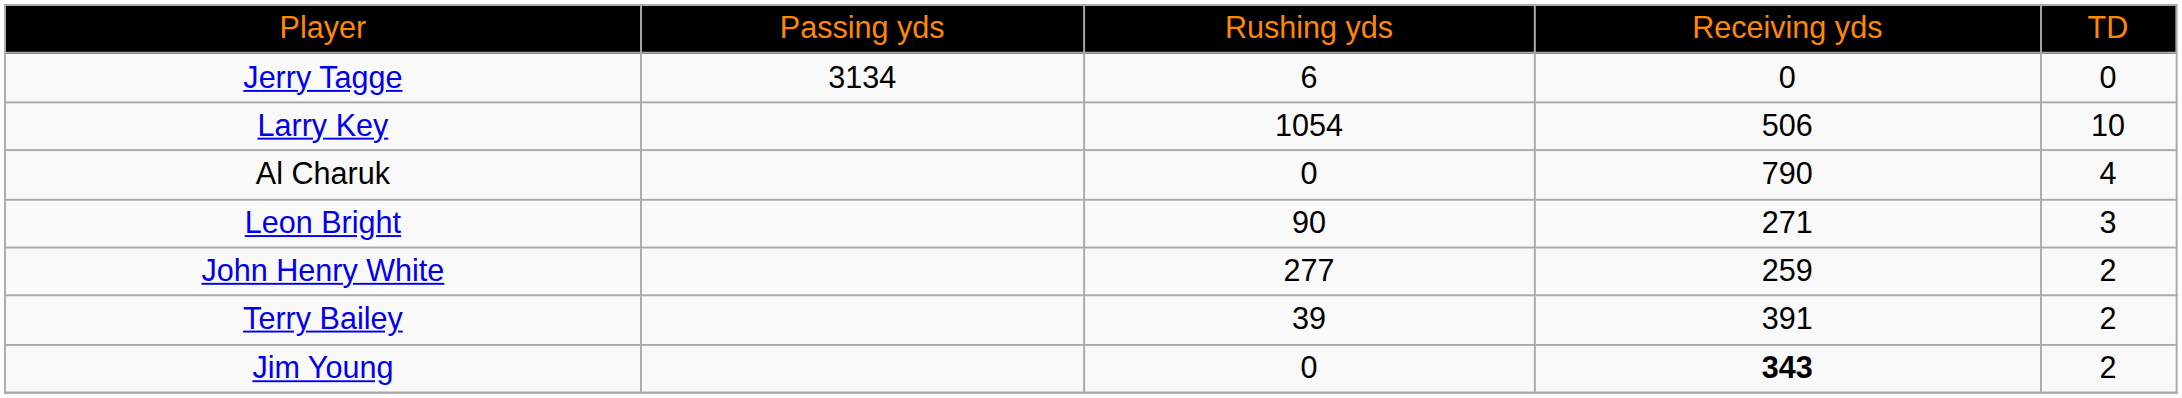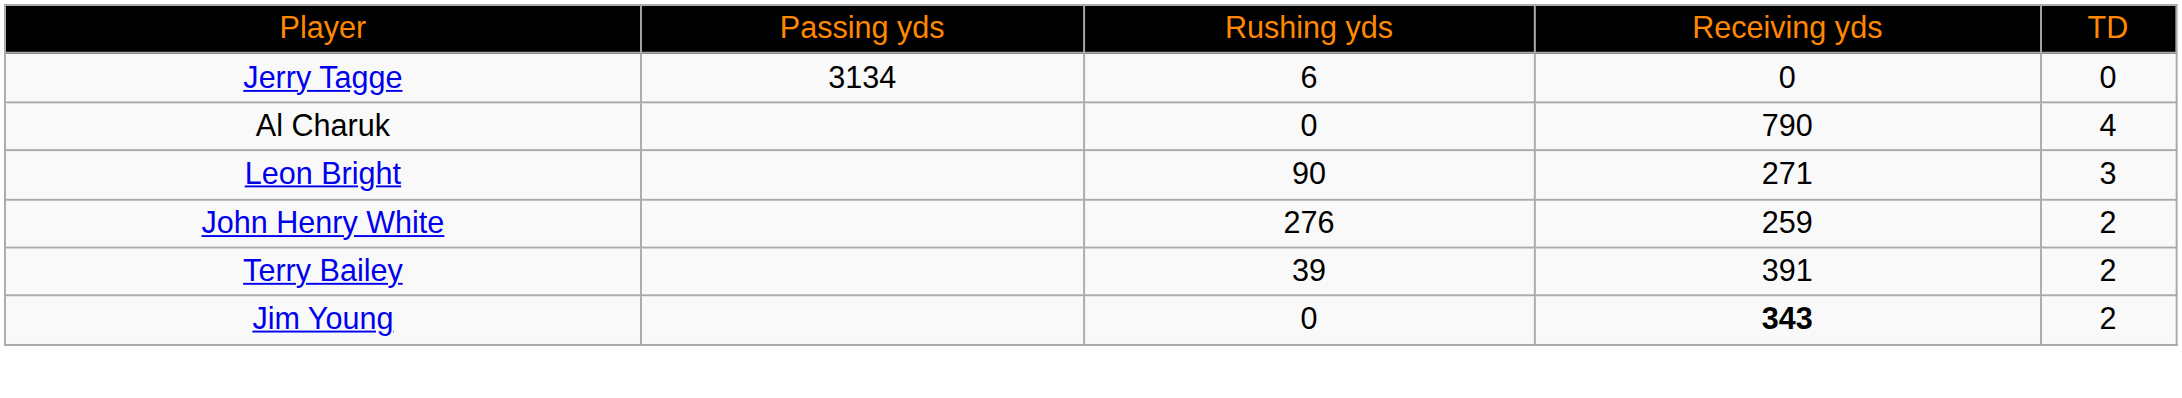- row: (323, 125)
(1309, 271) 277 -> (1309, 222) 276
